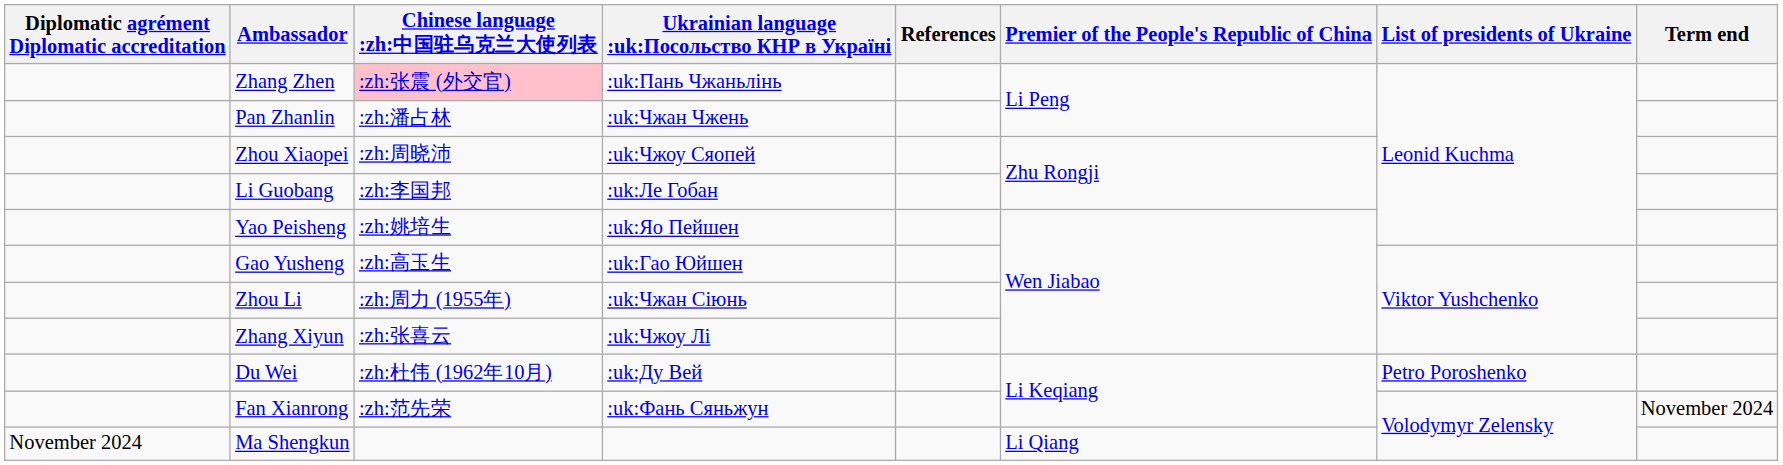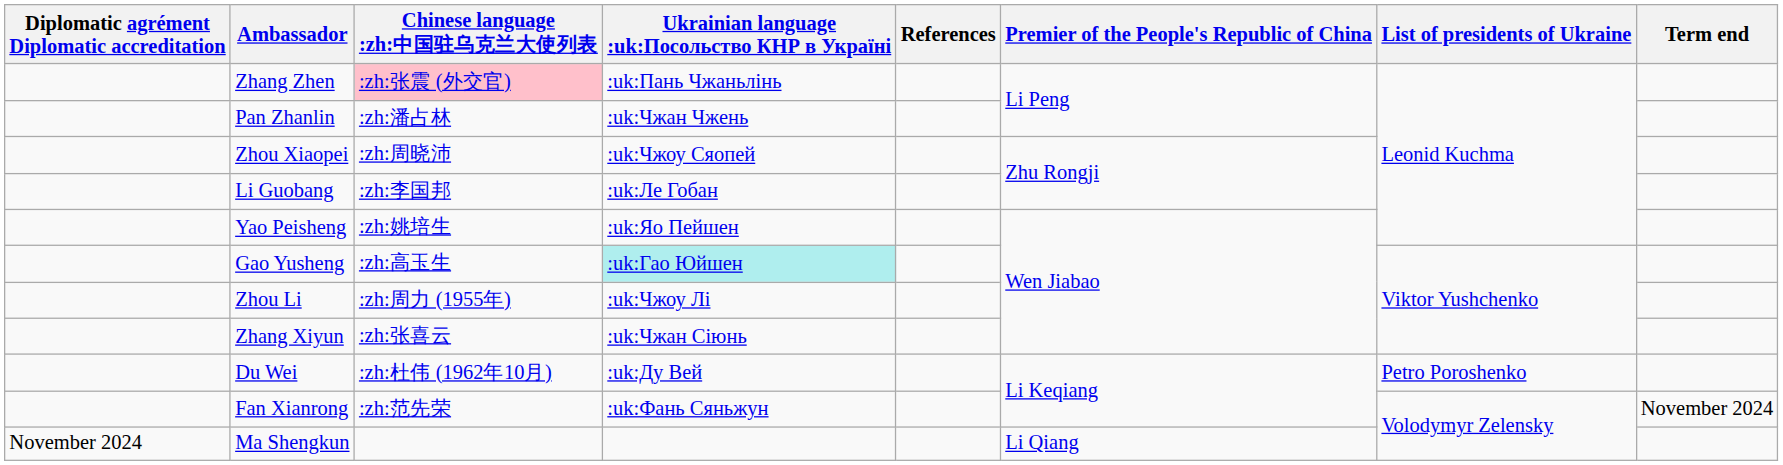(675, 263) no background -> (675, 263) paleturquoise background
(677, 299) :uk:Чжан Сіюнь -> (659, 299) :uk:Чжоу Лі
(659, 336) :uk:Чжоу Лі -> (677, 336) :uk:Чжан Сіюнь
